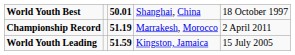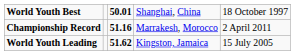(121, 27) 51.19 -> (121, 27) 51.16
(121, 43) 51.59 -> (121, 43) 51.62
